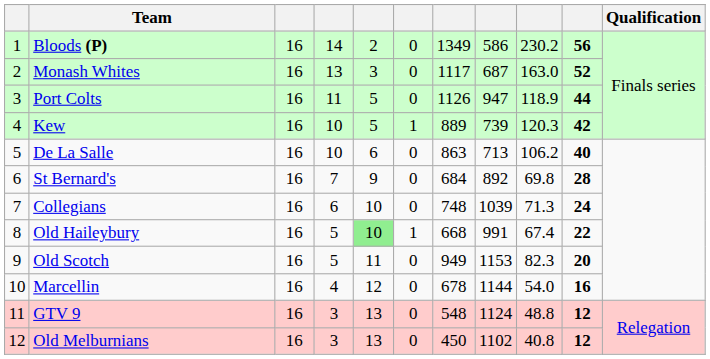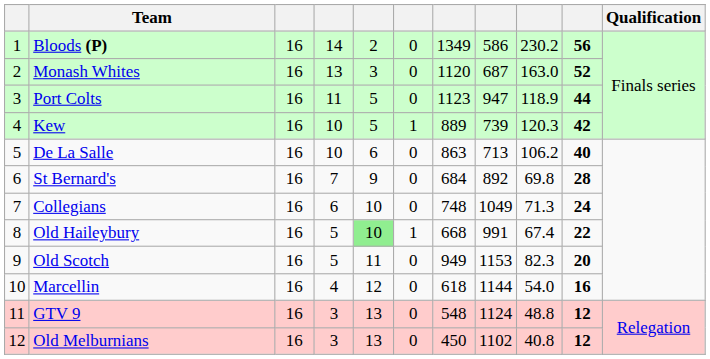(454, 71) 1117 -> (454, 71) 1120
(454, 98) 1126 -> (454, 98) 1123
(496, 206) 1039 -> (496, 206) 1049
(454, 286) 678 -> (454, 286) 618
